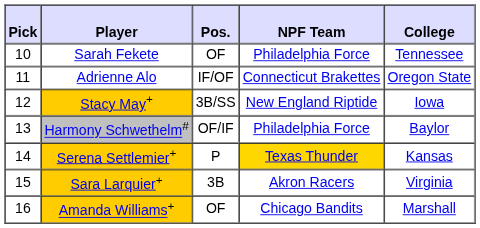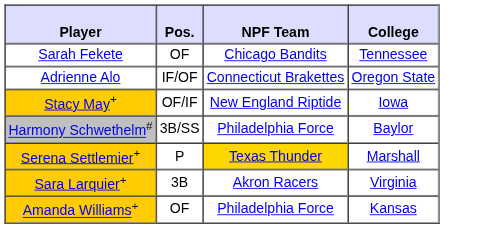- column: (23, 32)
(312, 55) Philadelphia Force -> (276, 55) Chicago Bandits
(216, 102) 3B/SS -> (180, 102) OF/IF
(216, 129) OF/IF -> (180, 129) 3B/SS
(429, 156) Kansas -> (393, 156) Marshall
(312, 209) Chicago Bandits -> (276, 209) Philadelphia Force
(429, 209) Marshall -> (393, 209) Kansas
